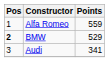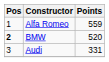(95, 37) 529 -> (95, 37) 520
(95, 50) 341 -> (95, 50) 331
